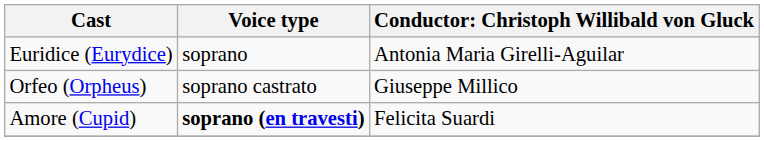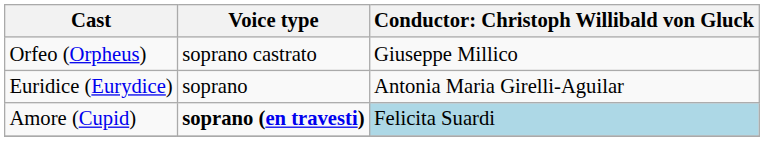rows swapped: (78, 86) <-> (91, 53)
(435, 119) no background -> (435, 119) lightblue background
